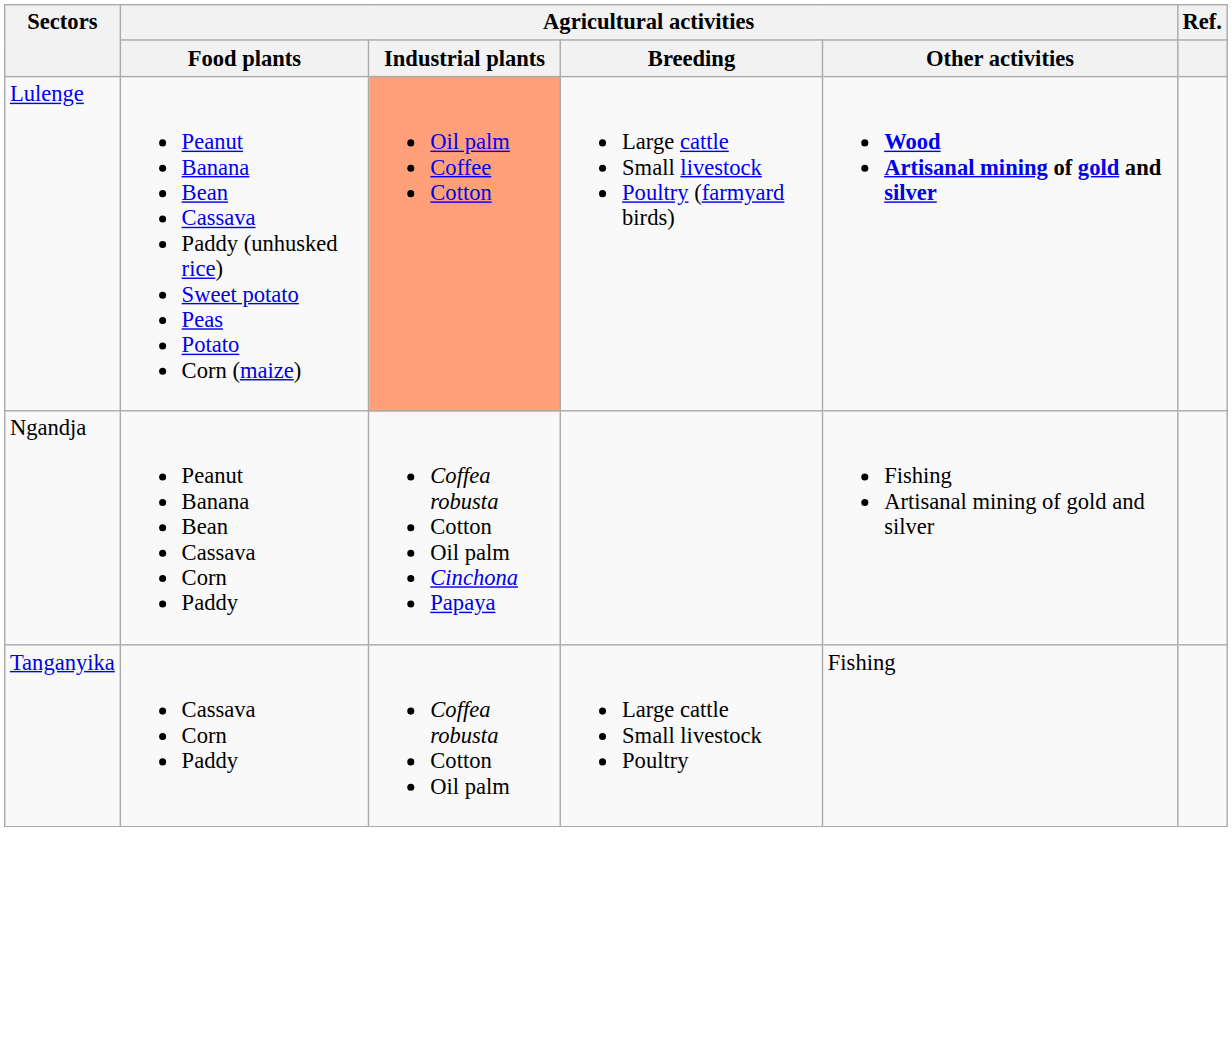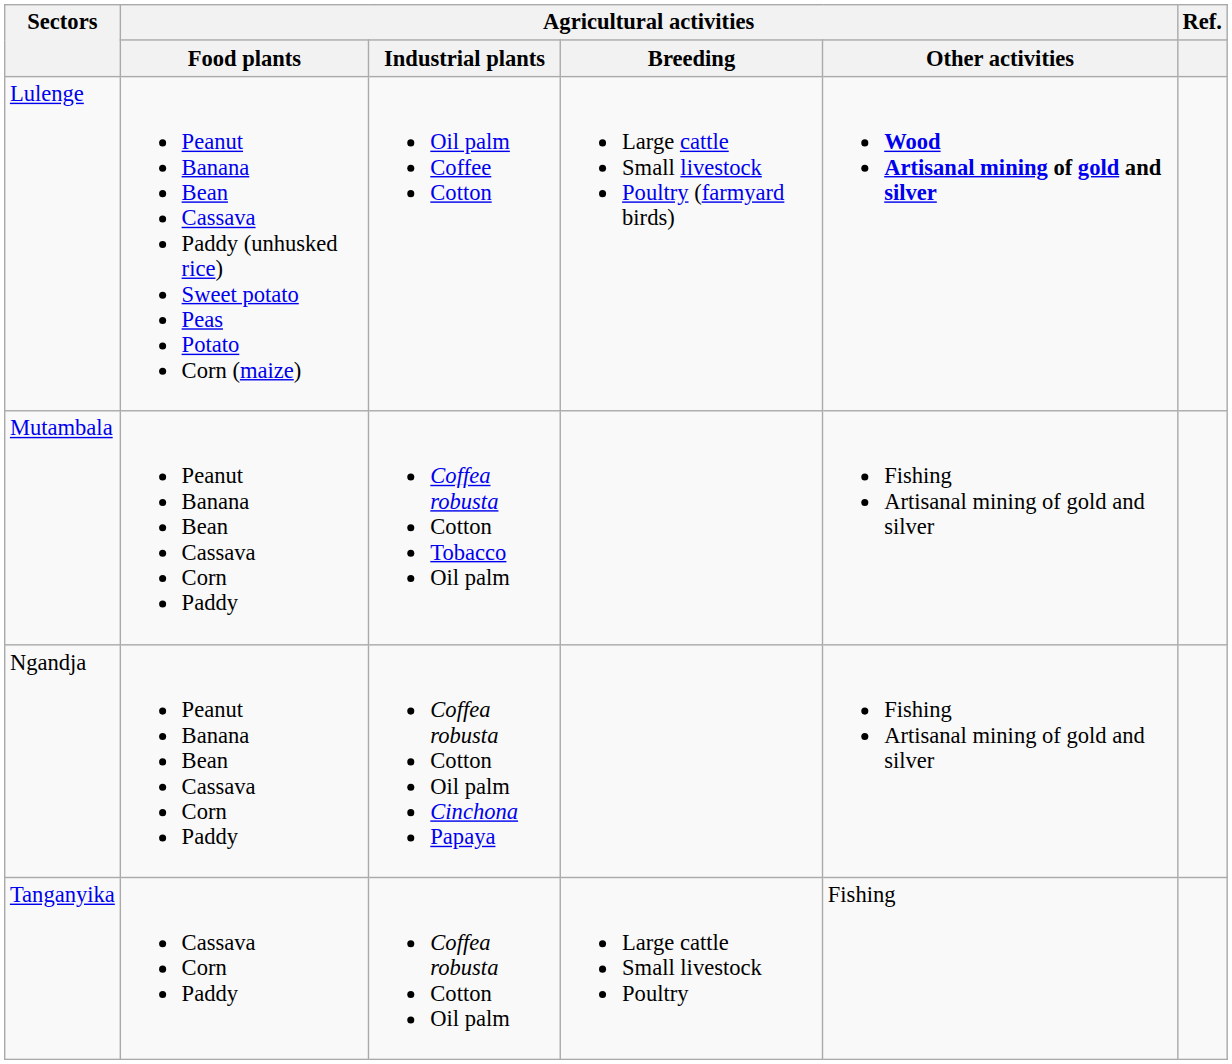(465, 167) lightsalmon background -> (465, 167) no background
+ row: (61, 428)
